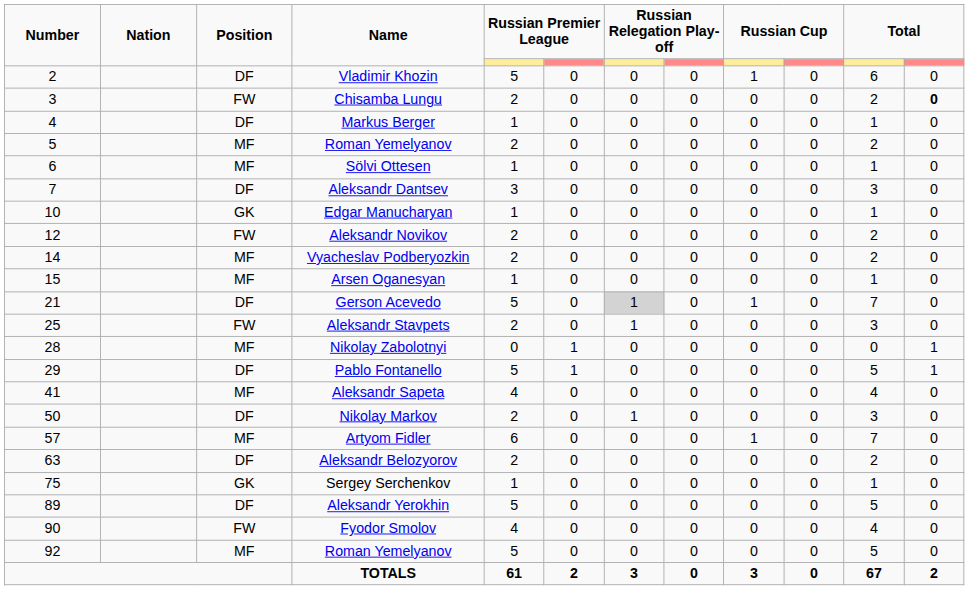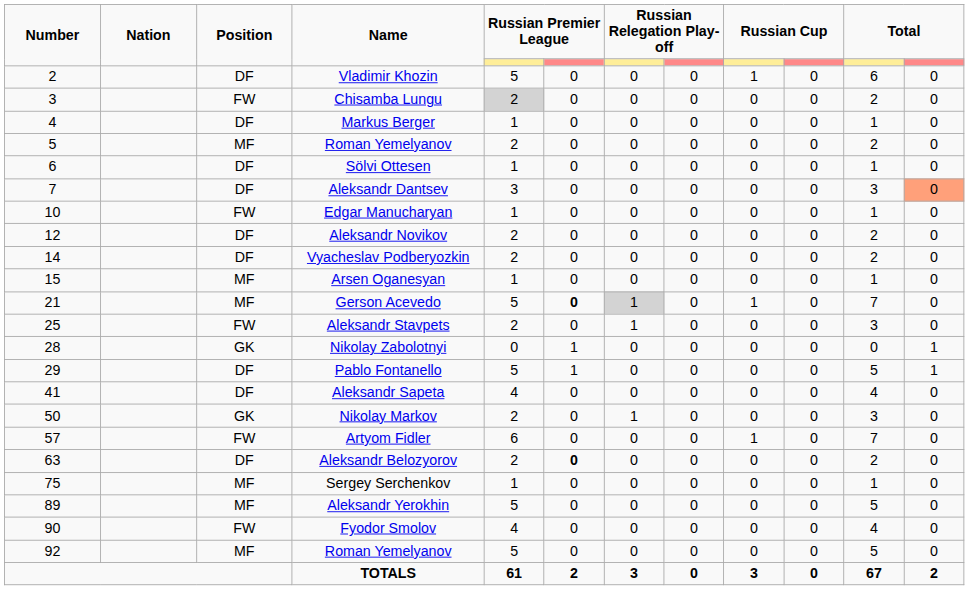(514, 99) no background -> (514, 99) lightgrey background
(934, 99) bold -> (934, 99) normal
(244, 167) MF -> (244, 167) DF
(934, 189) no background -> (934, 189) lightsalmon background
(244, 212) GK -> (244, 212) FW
(244, 235) FW -> (244, 235) DF
(244, 257) MF -> (244, 257) DF
(244, 302) DF -> (244, 302) MF
(574, 302) normal -> (574, 302) bold
(244, 347) MF -> (244, 347) GK
(244, 393) MF -> (244, 393) DF
(244, 415) DF -> (244, 415) GK
(244, 438) MF -> (244, 438) FW
(574, 460) normal -> (574, 460) bold
(244, 483) GK -> (244, 483) MF
(244, 506) DF -> (244, 506) MF
